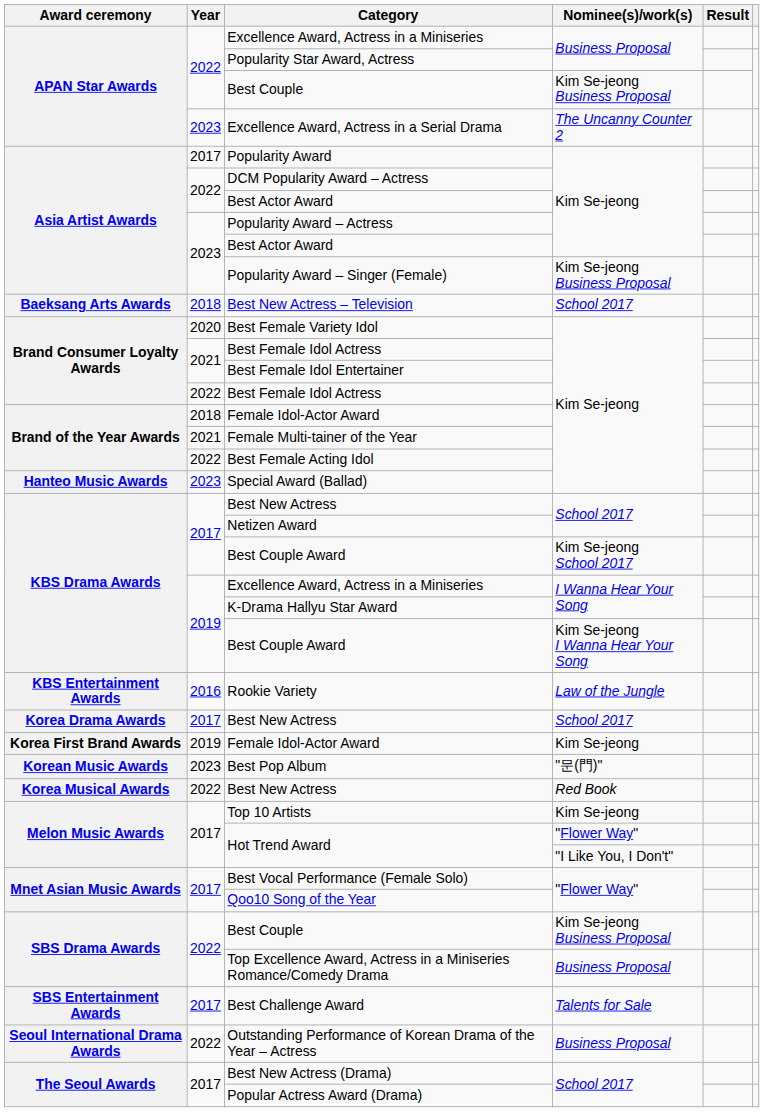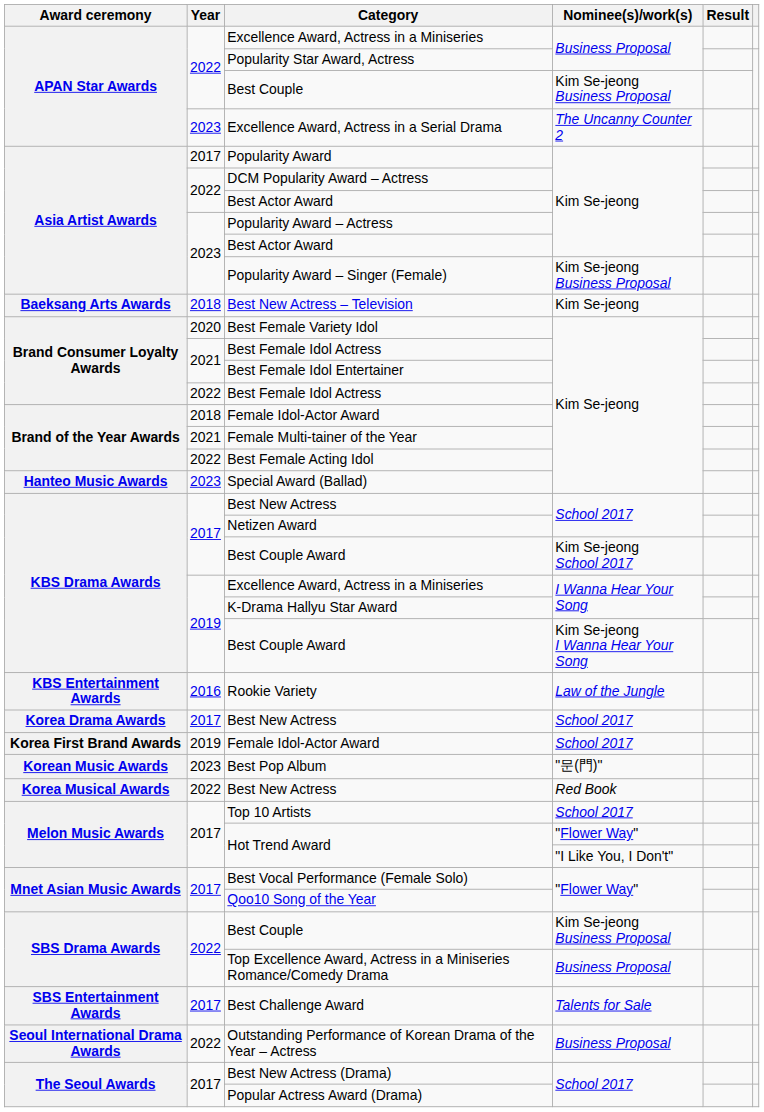(594, 305) School 2017 -> (597, 305) Kim Se-jeong
(597, 743) Kim Se-jeong -> (594, 743) School 2017
(597, 812) Kim Se-jeong -> (594, 812) School 2017
